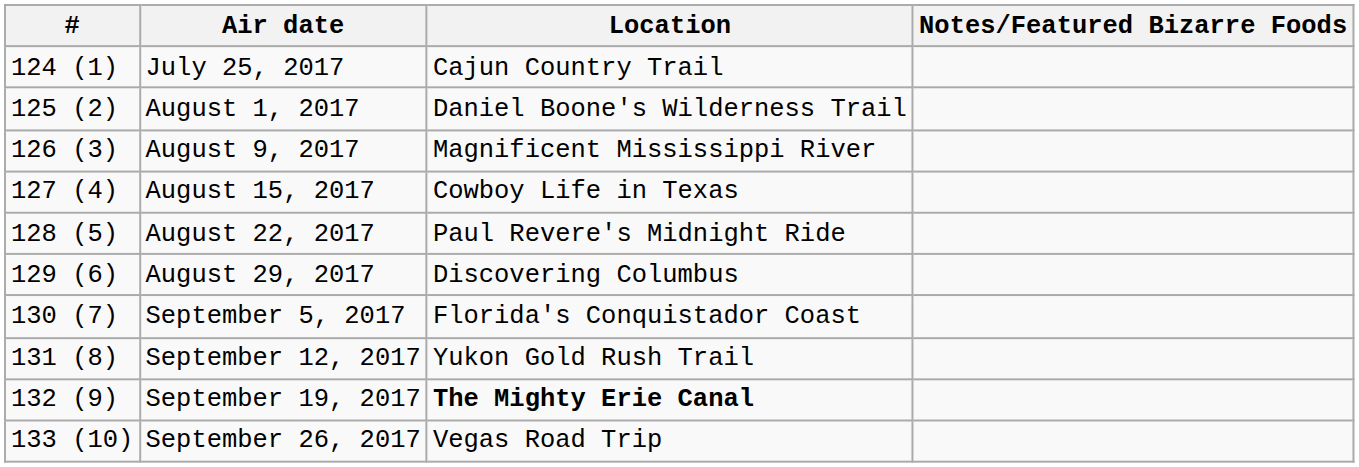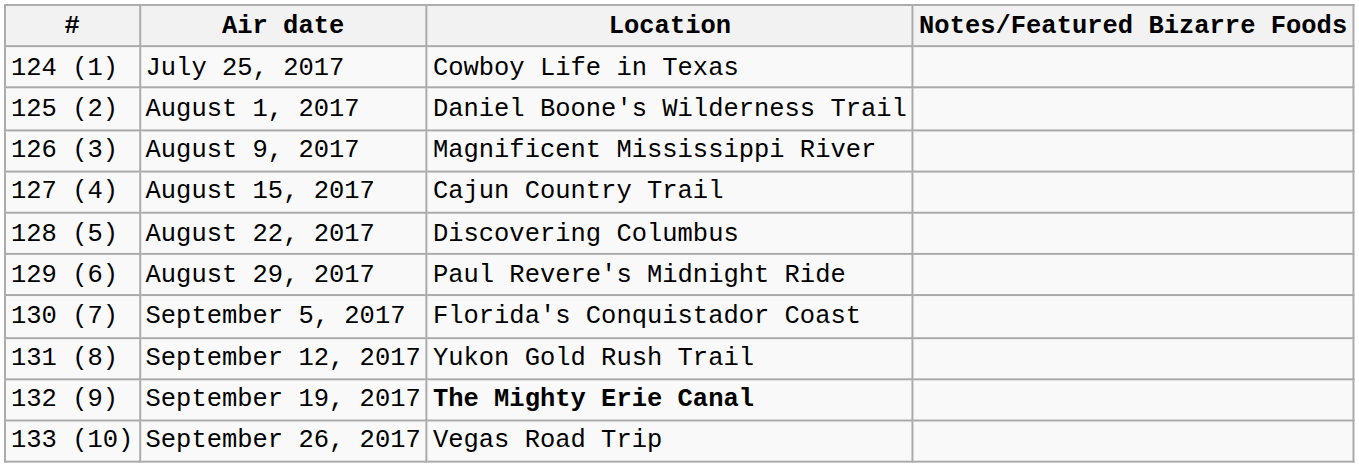(578, 67) Cajun Country Trail -> (586, 67) Cowboy Life in Texas
(586, 192) Cowboy Life in Texas -> (578, 192) Cajun Country Trail
(639, 233) Paul Revere's Midnight Ride -> (586, 233) Discovering Columbus
(586, 275) Discovering Columbus -> (639, 275) Paul Revere's Midnight Ride
